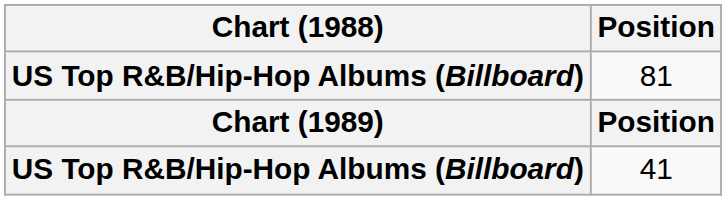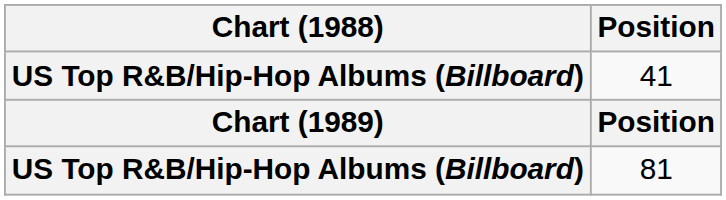rows swapped: (656, 169) <-> (656, 75)
